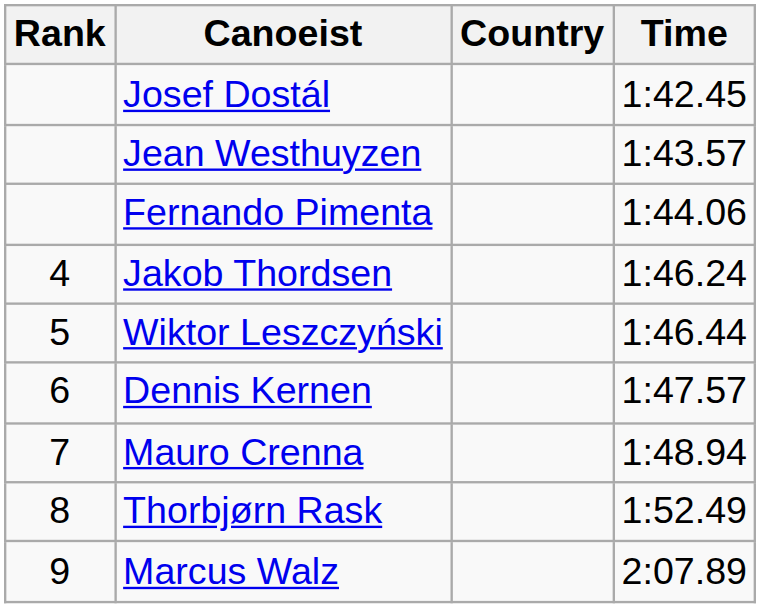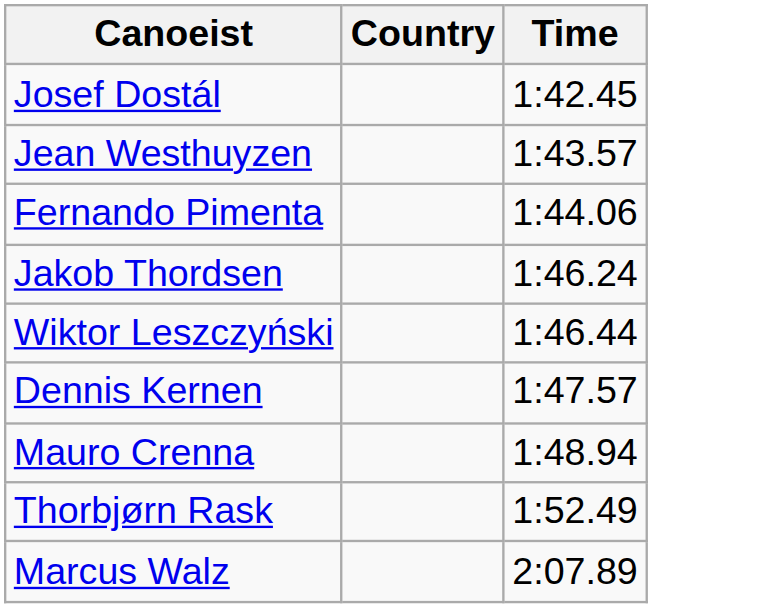- column: (60, 34)
